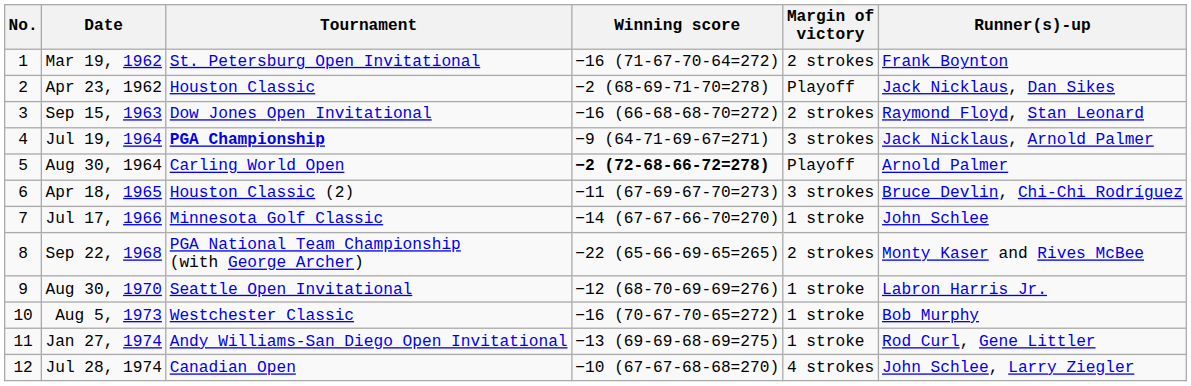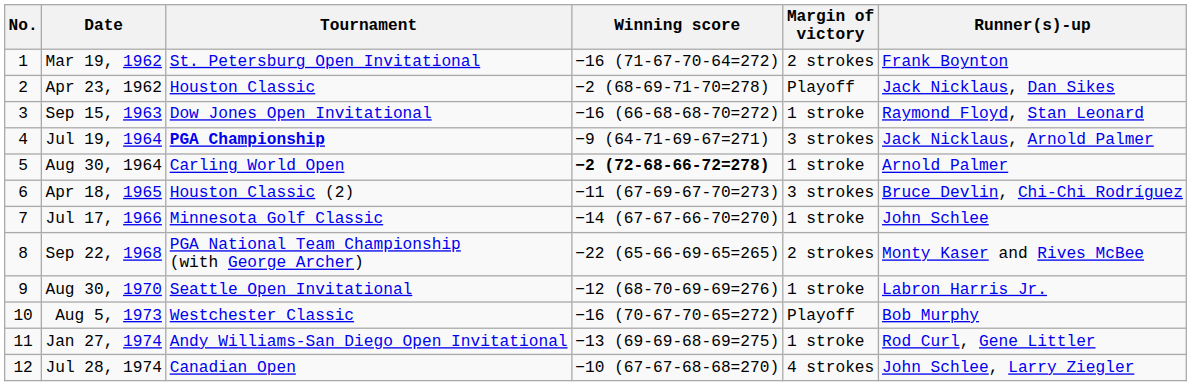(831, 115) 2 strokes -> (826, 115) 1 stroke
(821, 167) Playoff -> (826, 167) 1 stroke
(826, 316) 1 stroke -> (821, 316) Playoff
